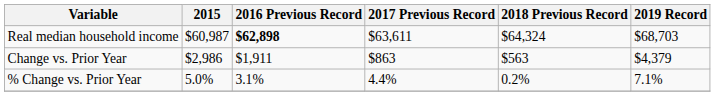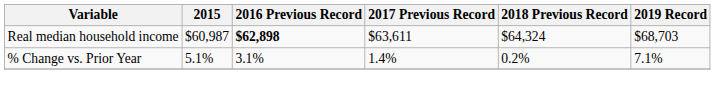- row: (67, 58)
(199, 79) 5.0% -> (199, 58) 5.1%
(382, 79) 4.4% -> (382, 58) 1.4%
